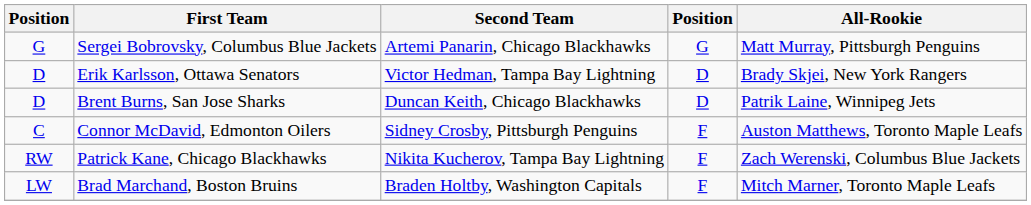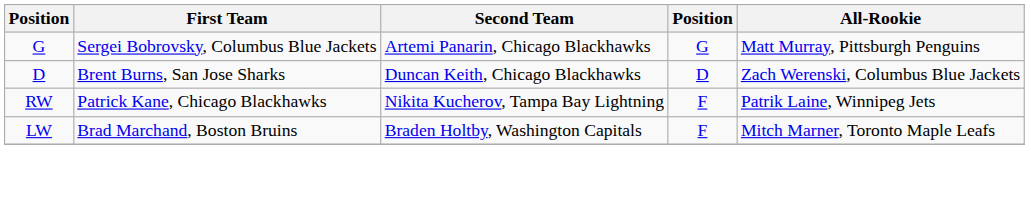- row: (188, 74)
(838, 102) Patrik Laine, Winnipeg Jets -> (881, 74) Zach Werenski, Columbus Blue Jackets
- row: (204, 130)
(881, 158) Zach Werenski, Columbus Blue Jackets -> (838, 102) Patrik Laine, Winnipeg Jets
